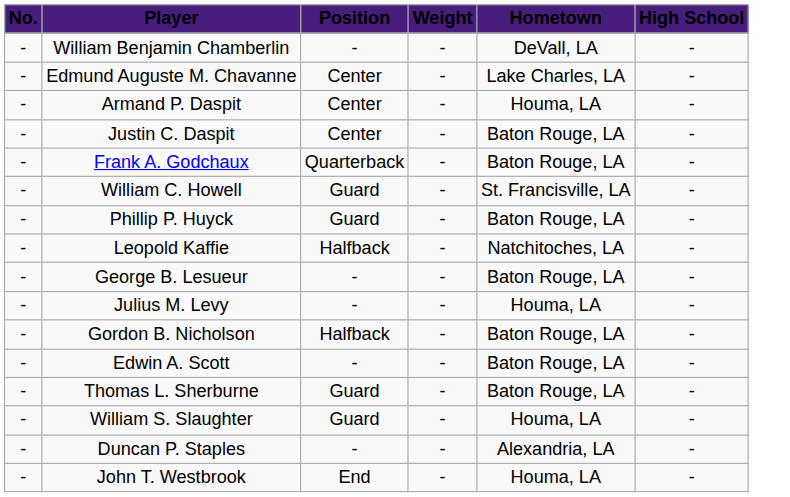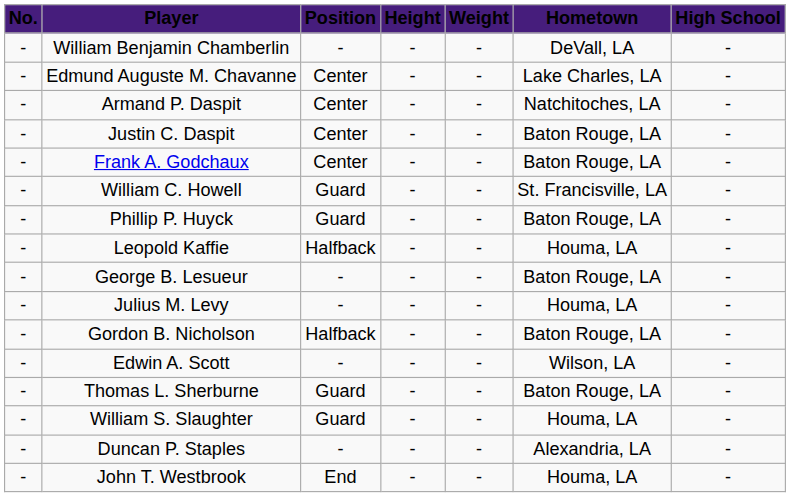+ column: (413, 18)
(556, 104) Houma, LA -> (592, 104) Natchitoches, LA
(355, 162) Quarterback -> (340, 162) Center
(556, 248) Natchitoches, LA -> (592, 248) Houma, LA
(556, 362) Baton Rouge, LA -> (592, 362) Wilson, LA
